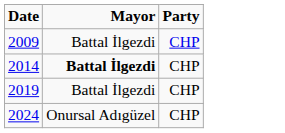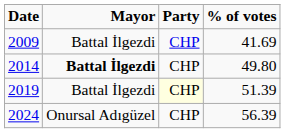+ column: (242, 16)
(184, 90) no background -> (184, 90) lightyellow background
